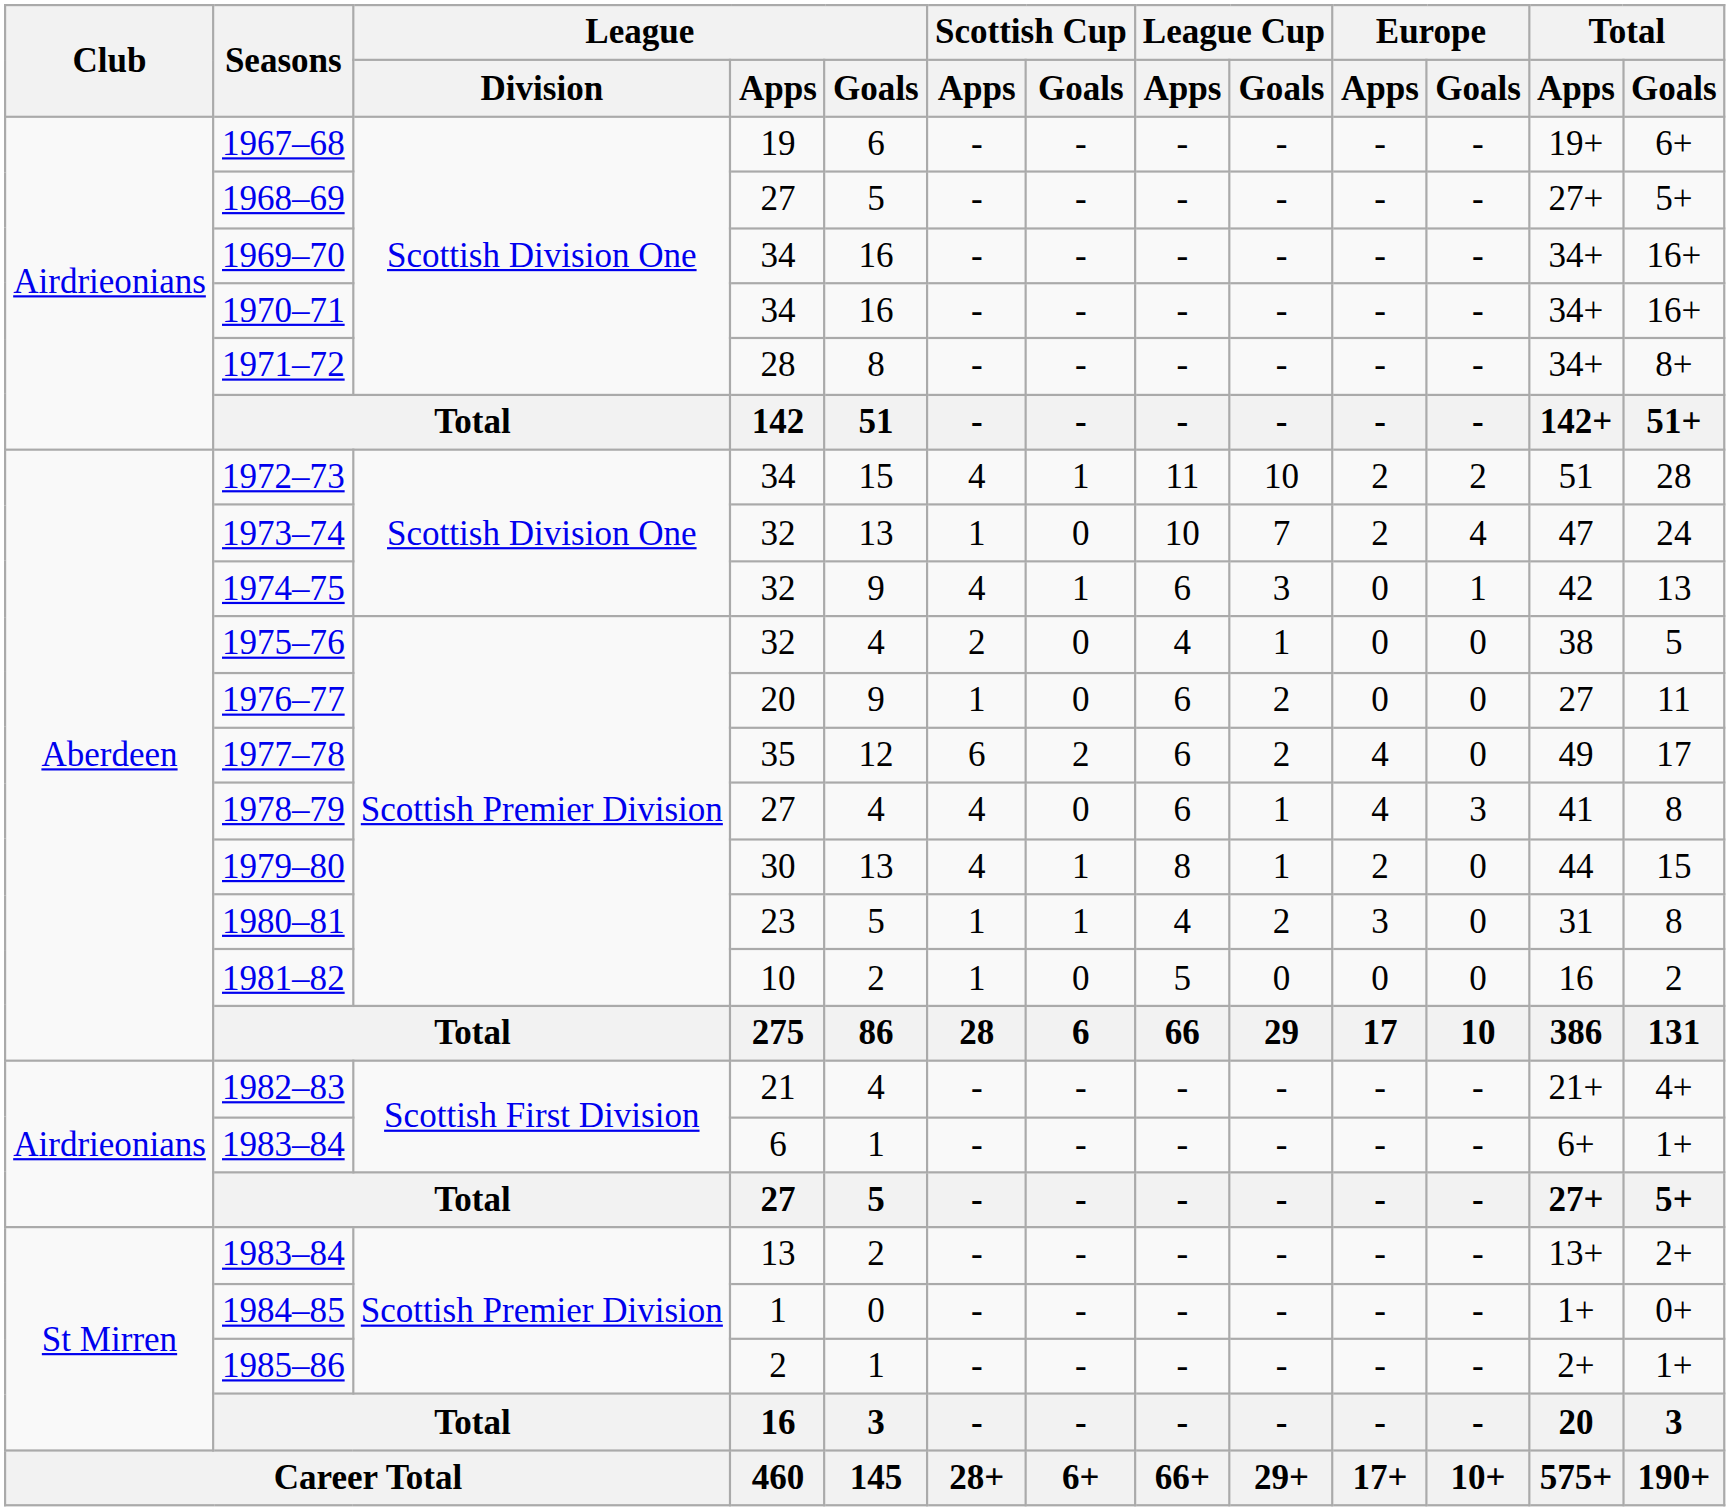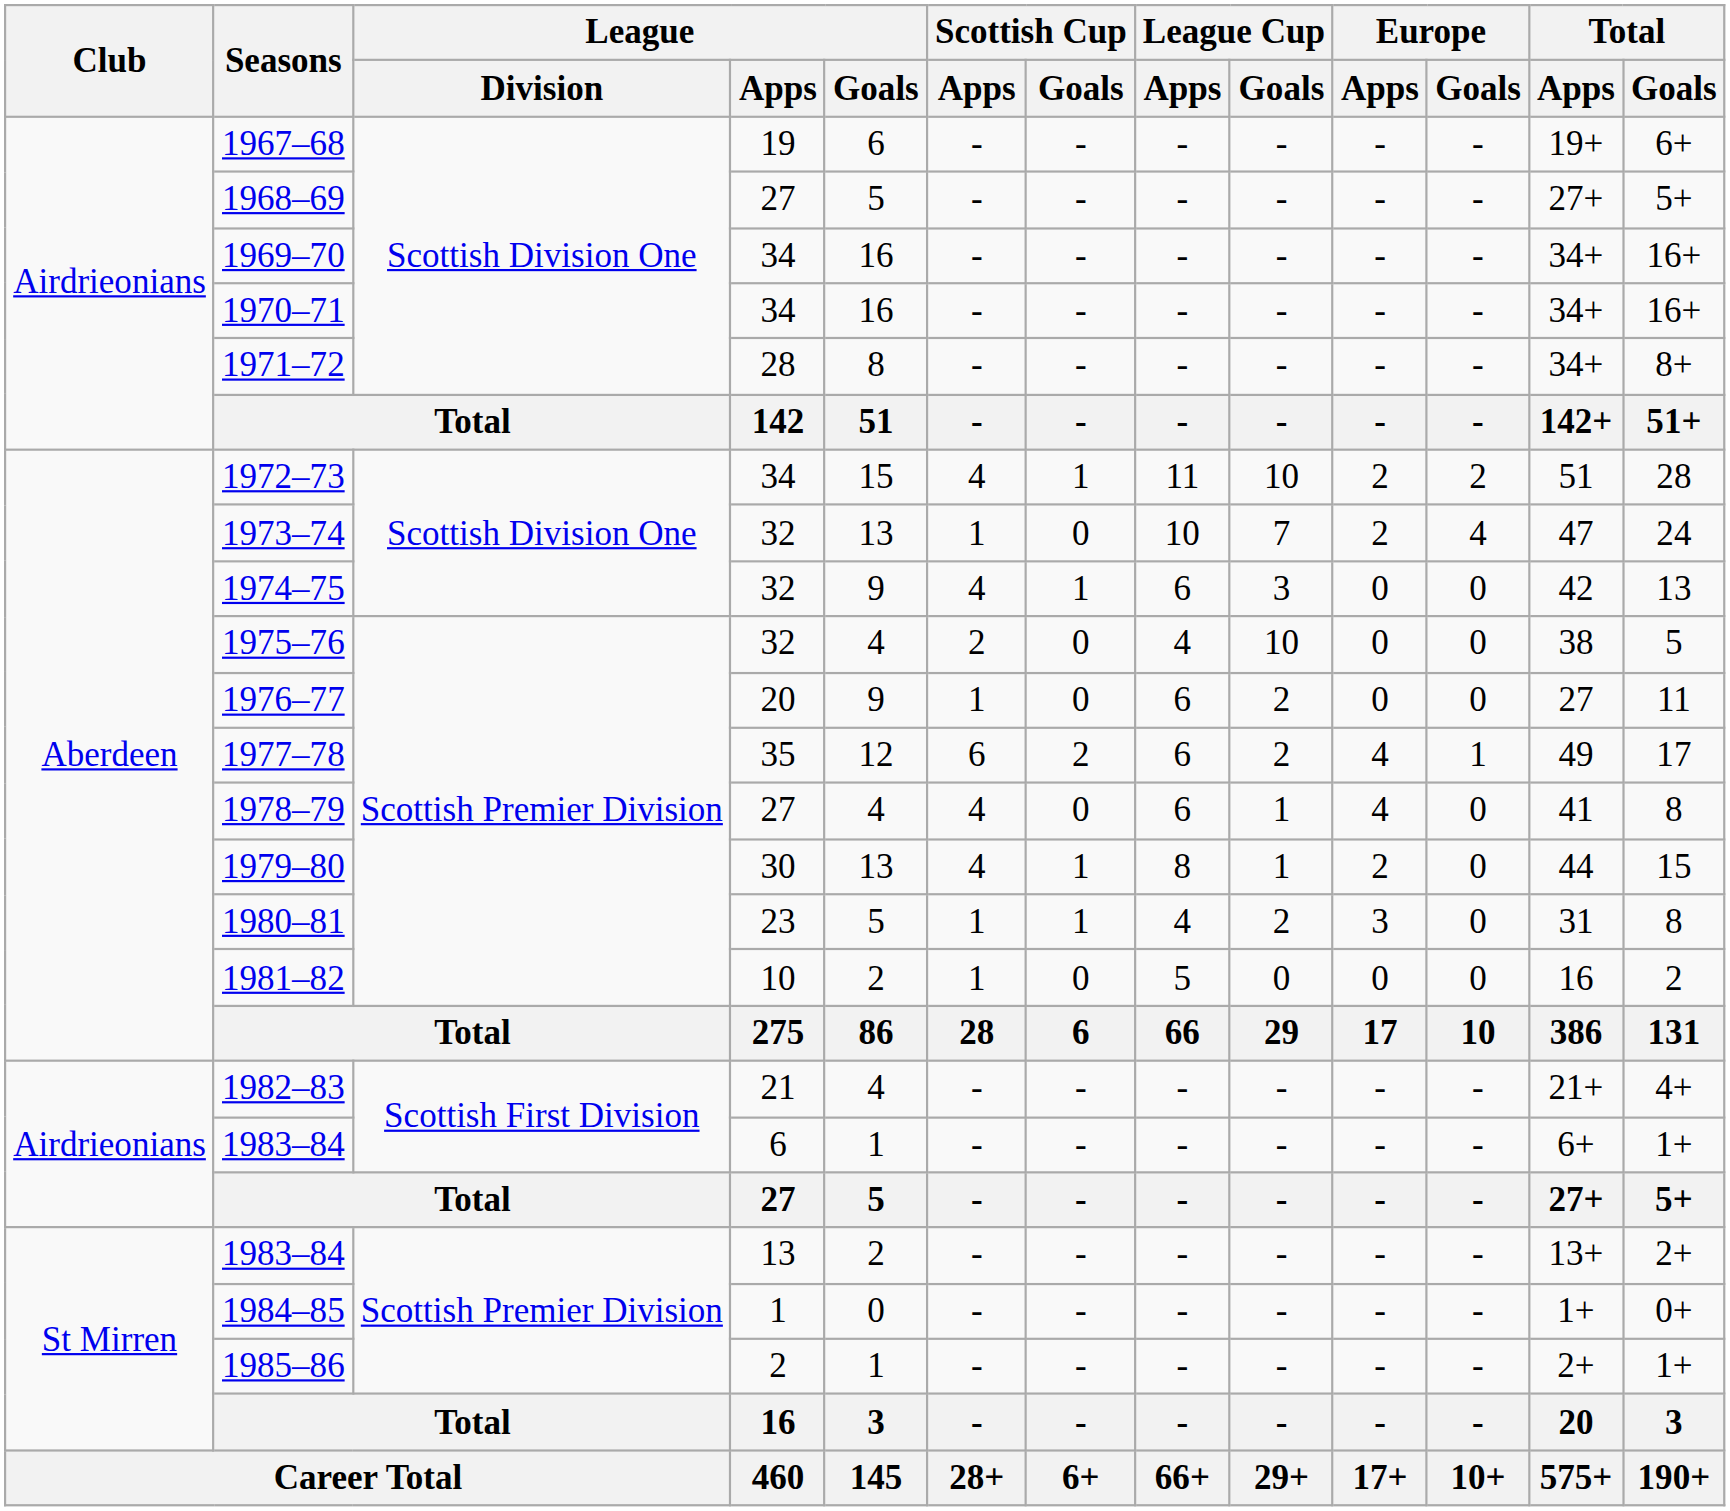(1478, 587) 1 -> (1478, 587) 0
(1281, 643) 1 -> (1281, 643) 10
(1478, 754) 0 -> (1478, 754) 1
(1478, 810) 3 -> (1478, 810) 0
